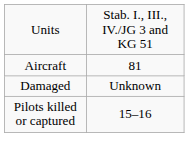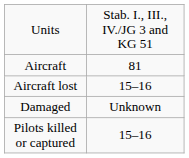+ row: (45, 86)
